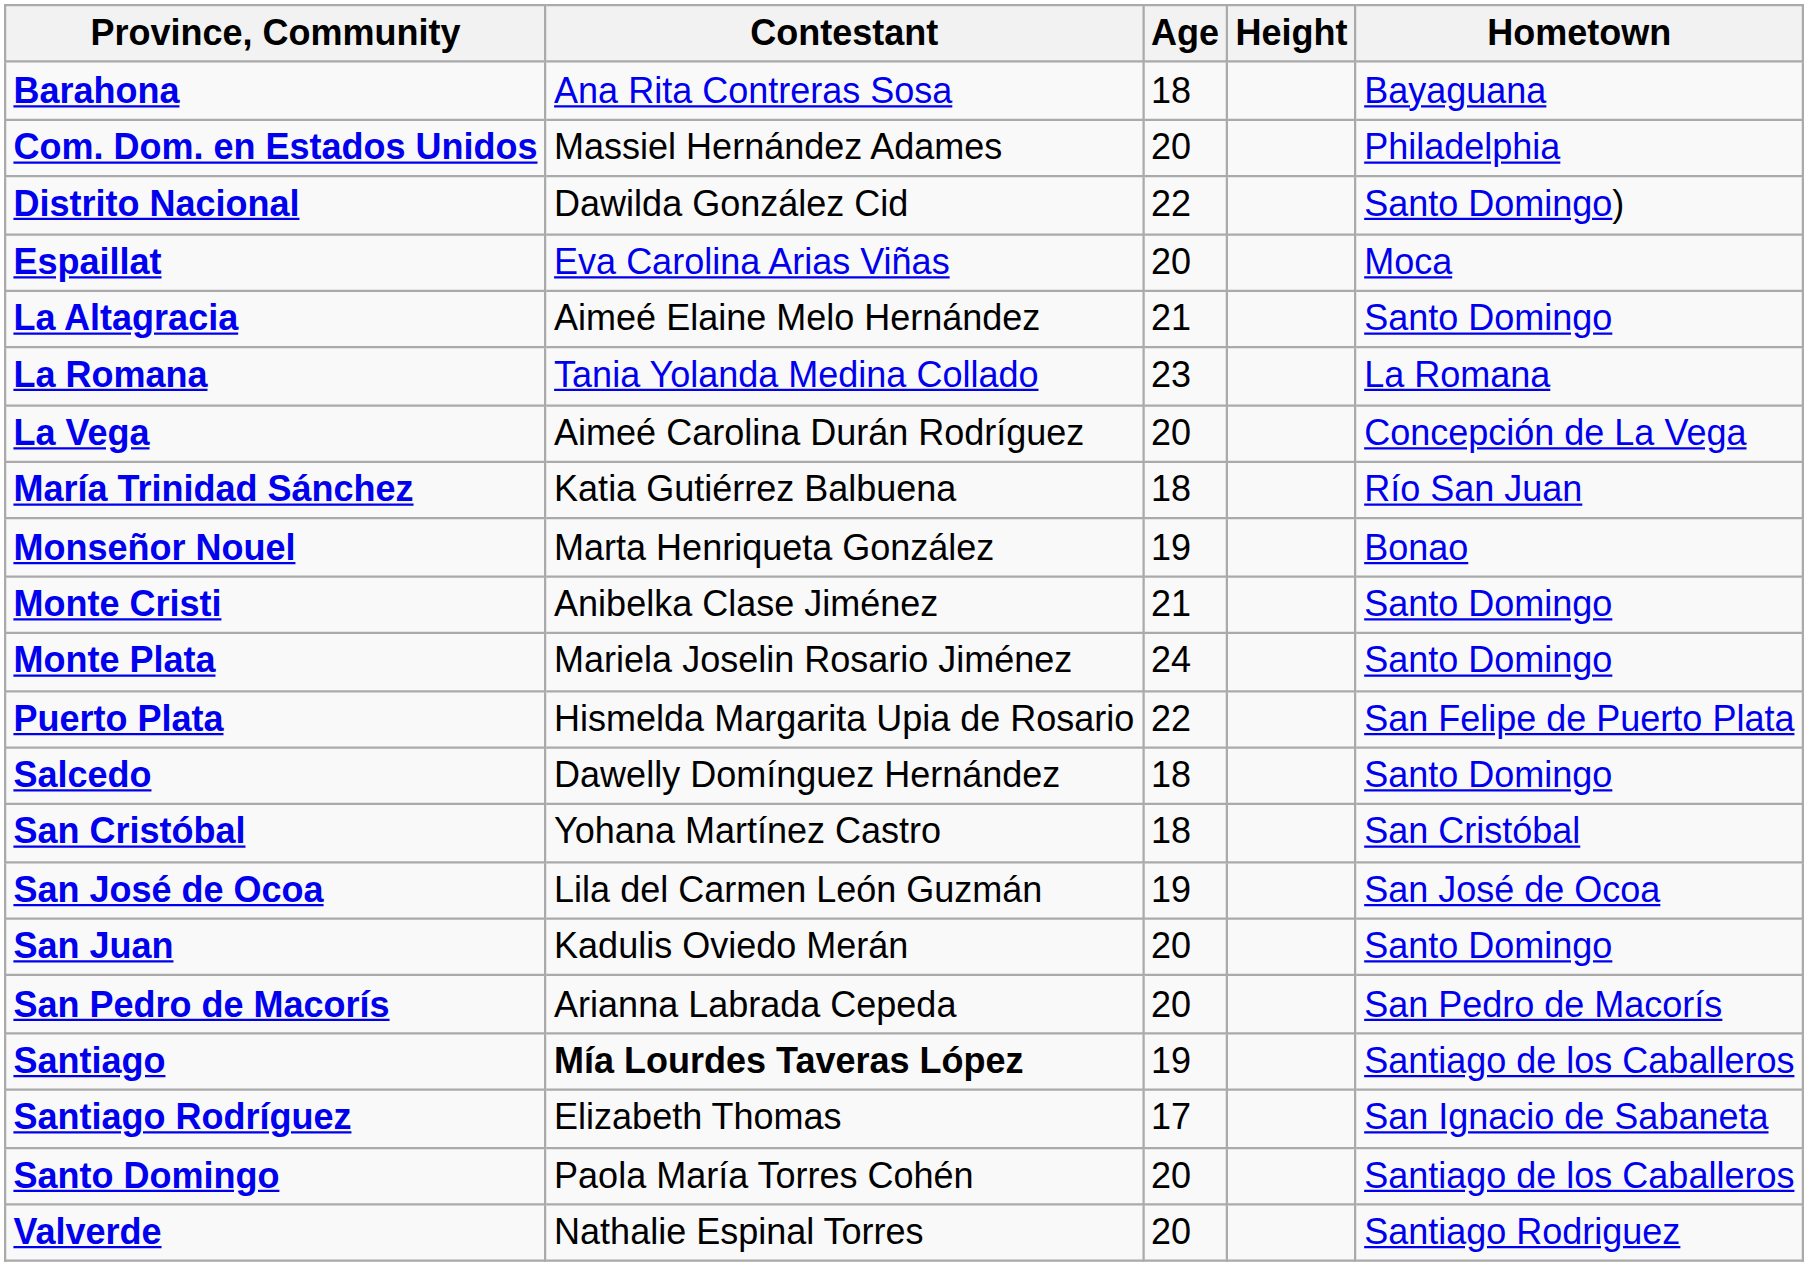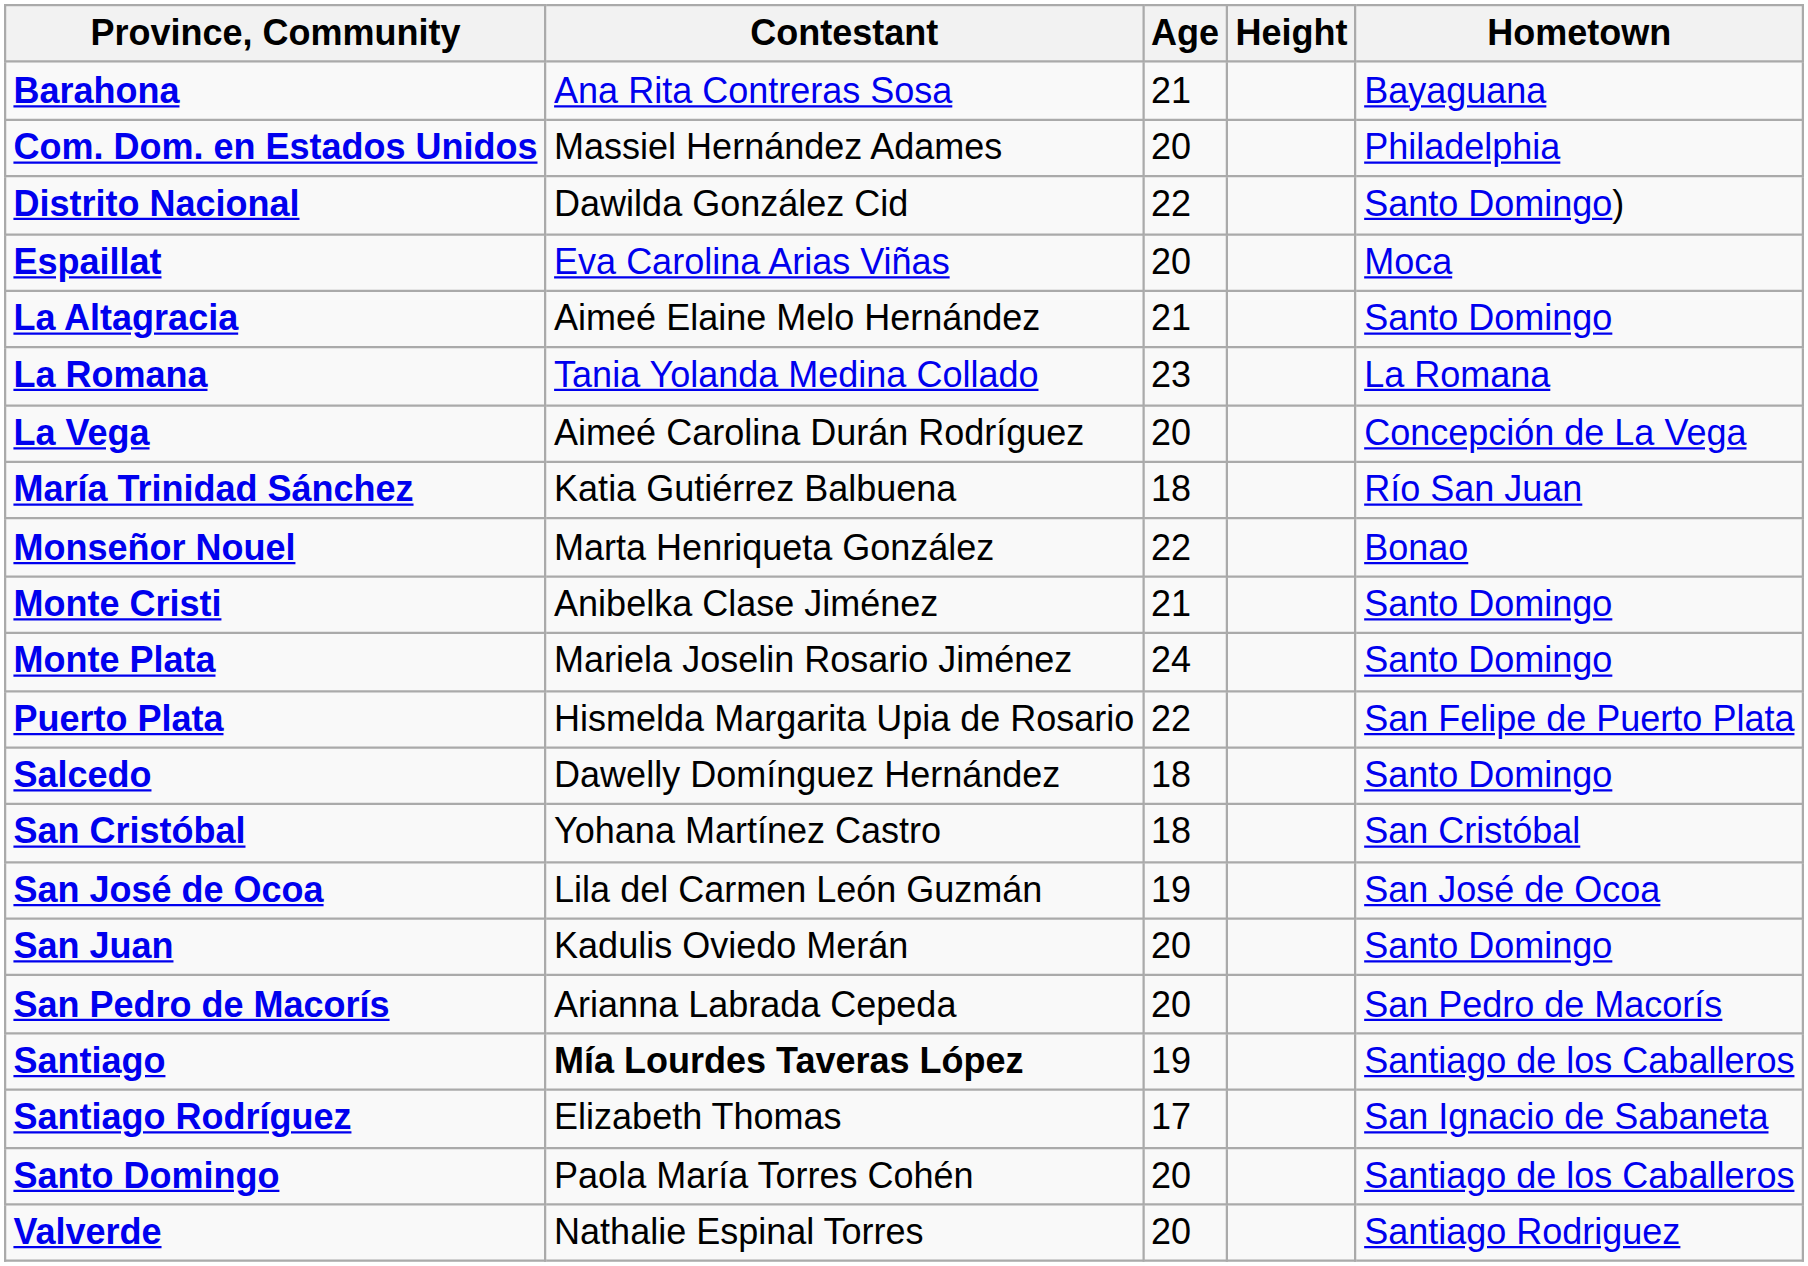(1171, 90) 18 -> (1171, 90) 21
(1171, 546) 19 -> (1171, 546) 22
